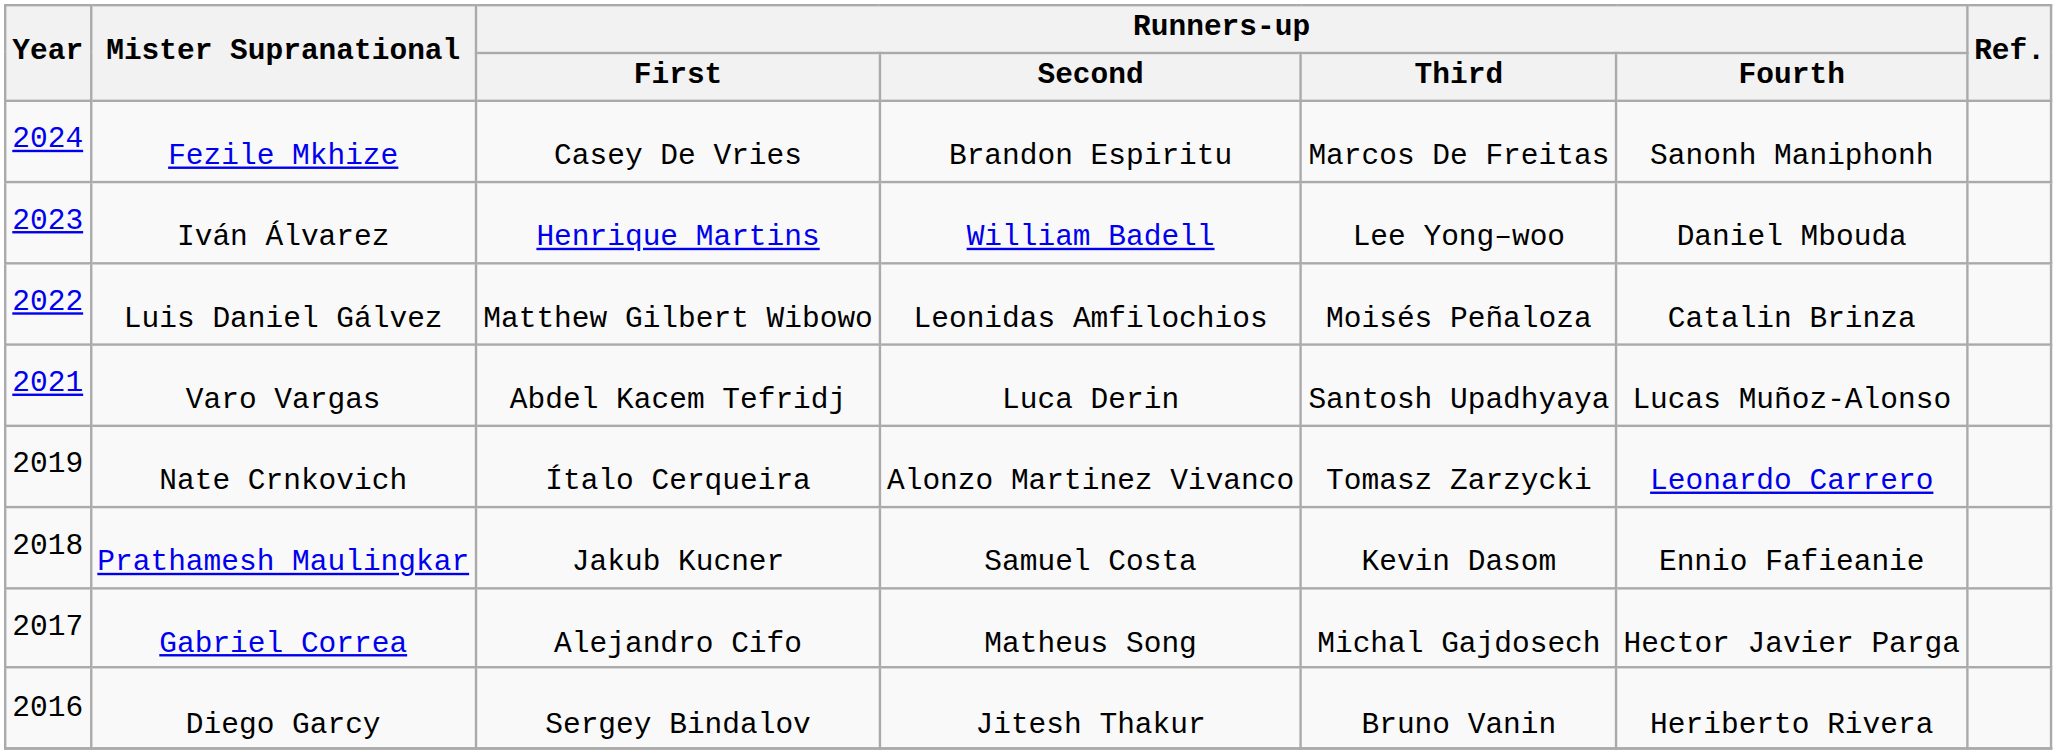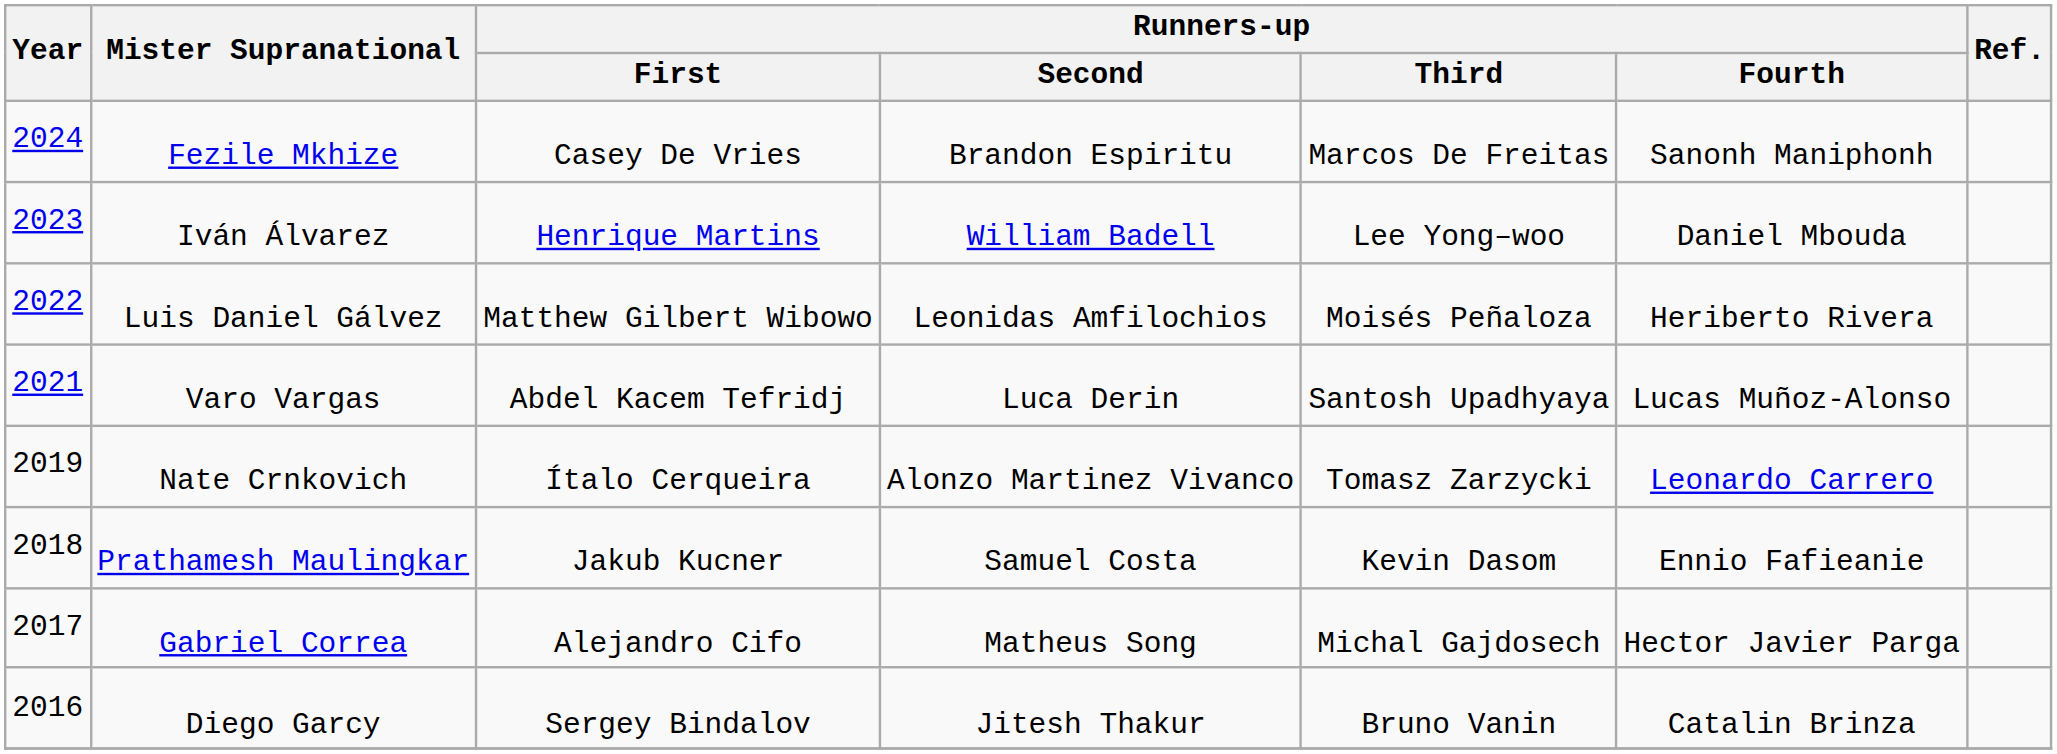(1792, 320) Catalin Brinza -> (1792, 320) Heriberto Rivera
(1792, 726) Heriberto Rivera -> (1792, 726) Catalin Brinza
